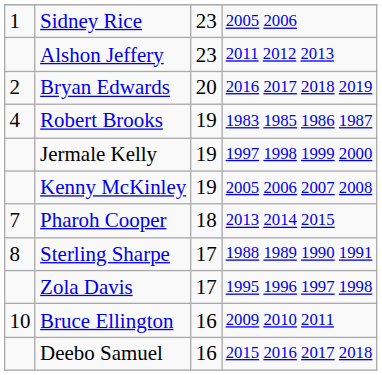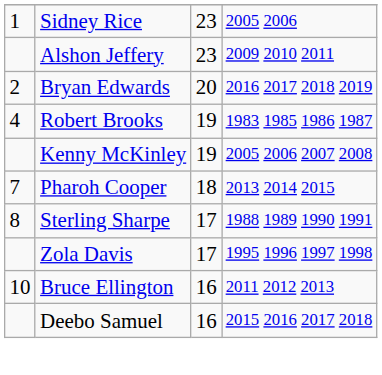(280, 54) 2011 2012 2013 -> (280, 54) 2009 2010 2011
- row: (99, 154)
(280, 320) 2009 2010 2011 -> (280, 287) 2011 2012 2013
